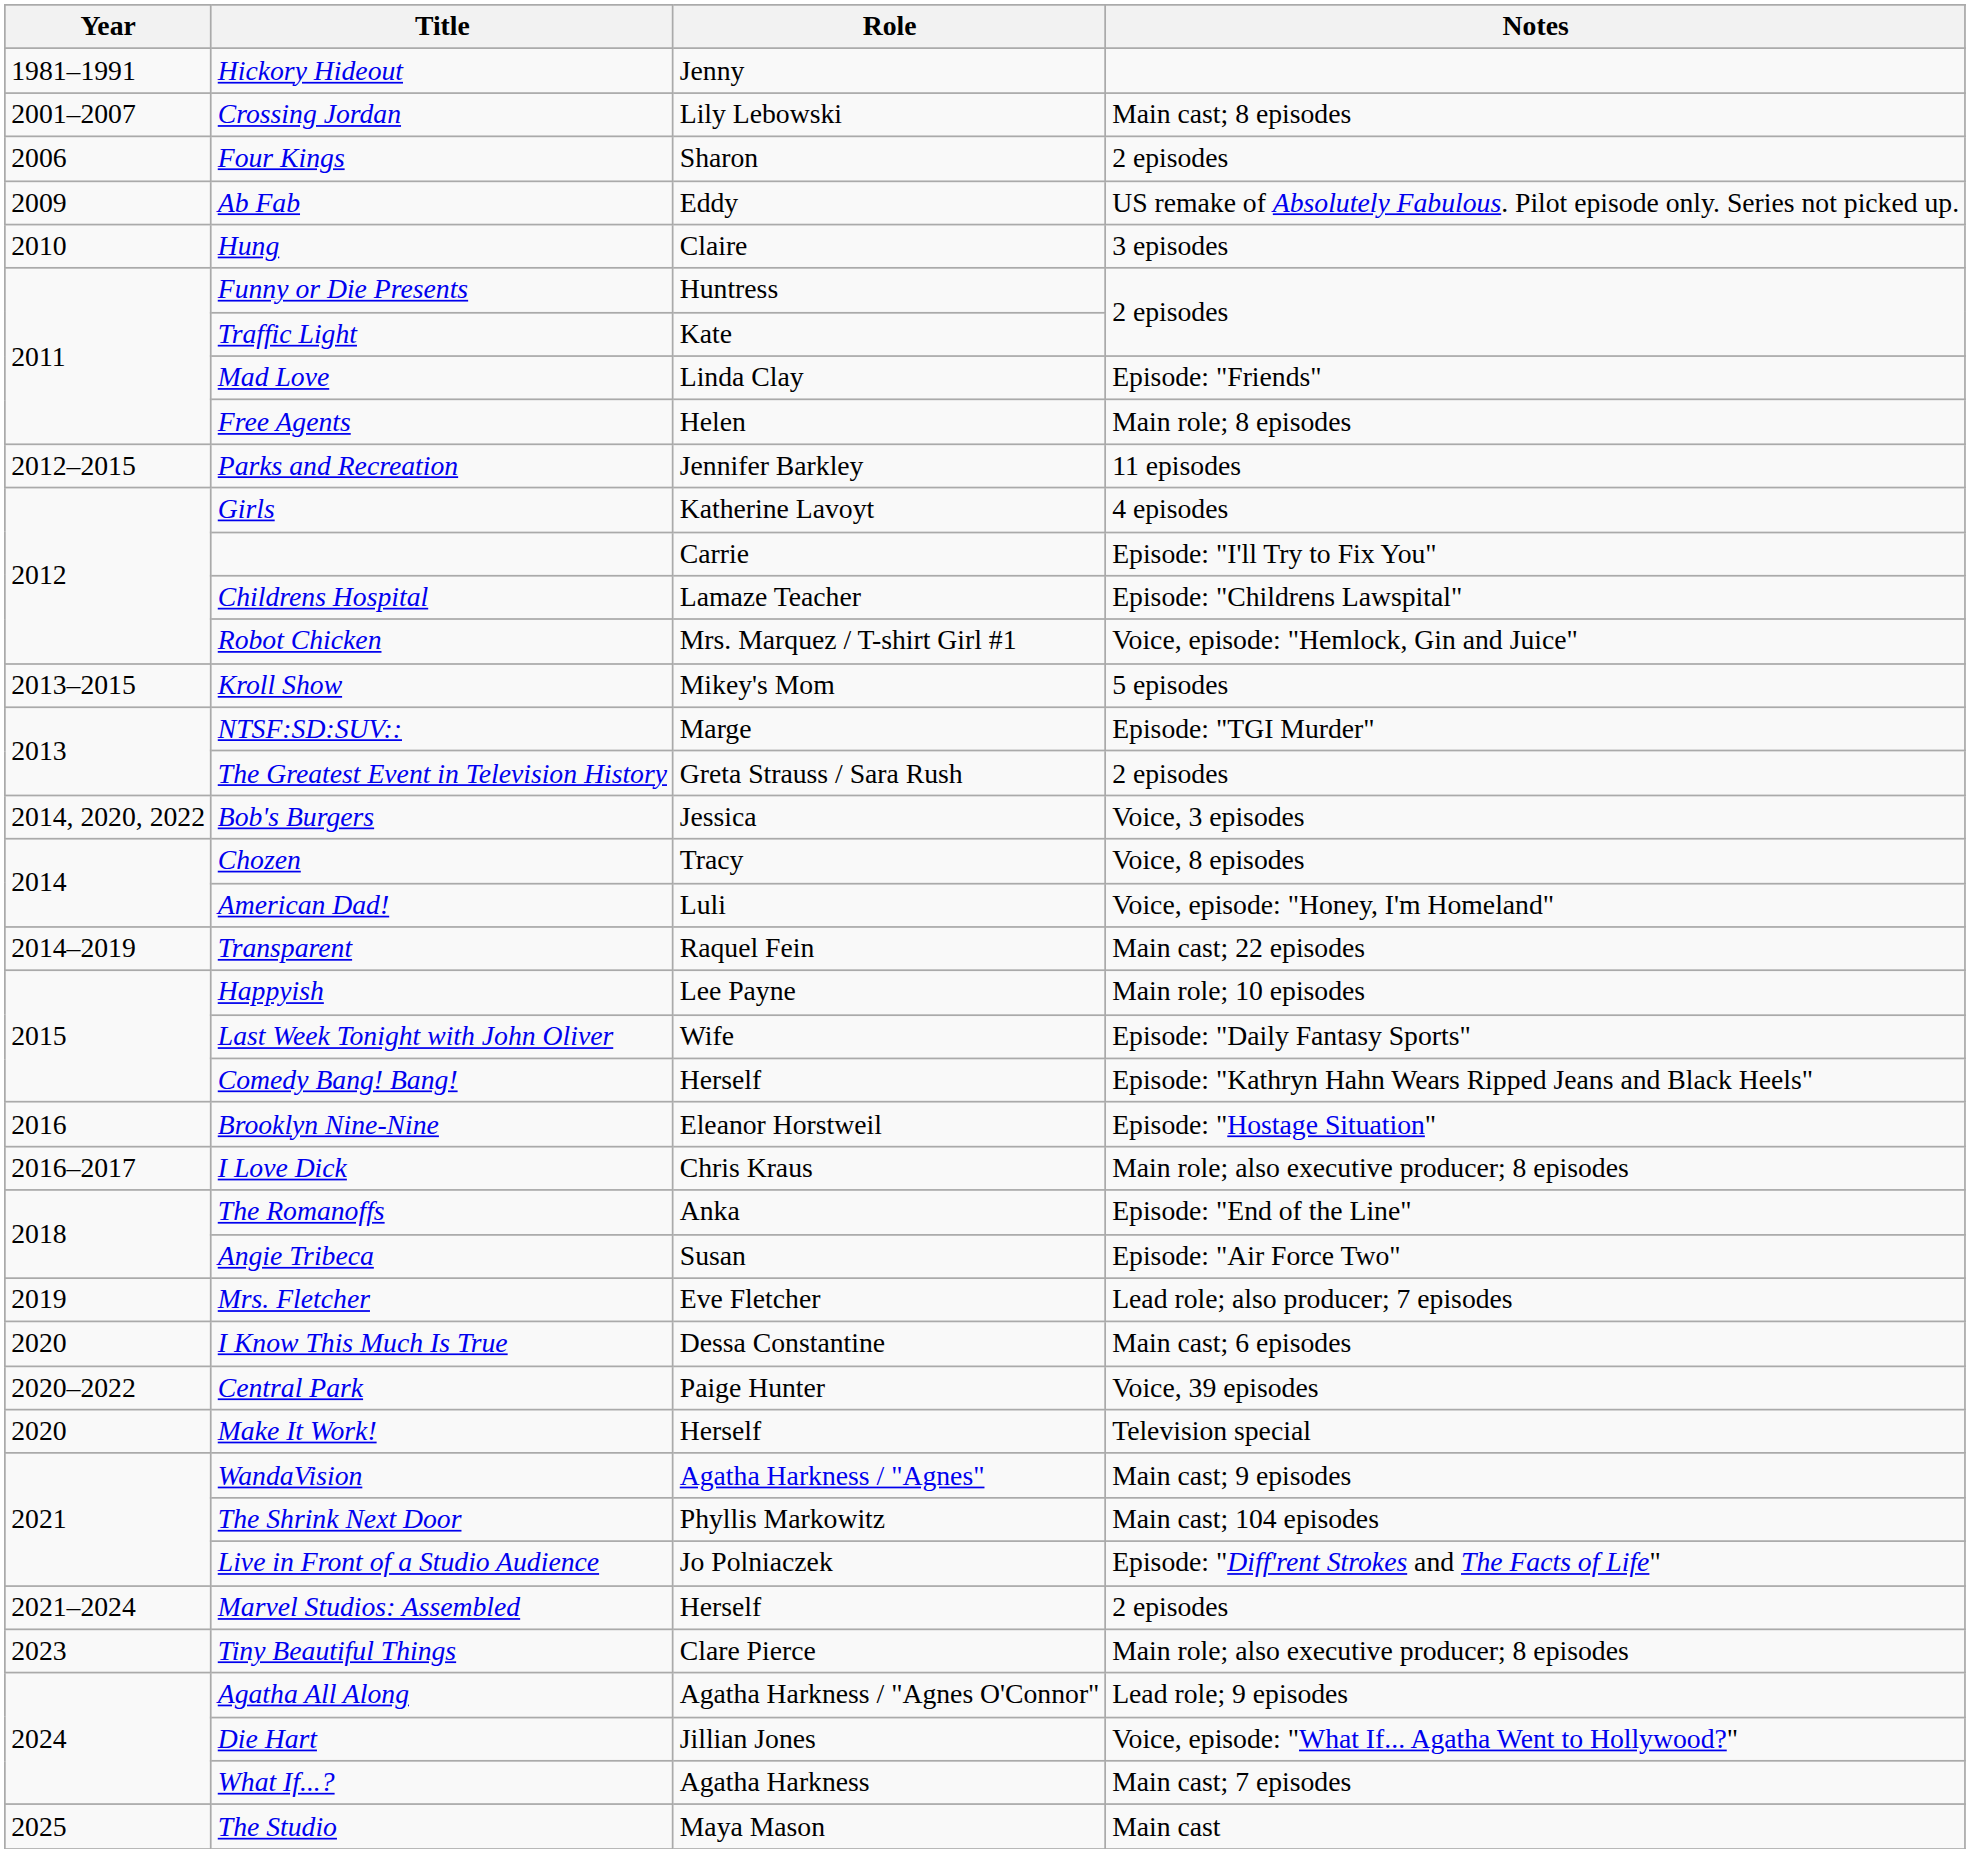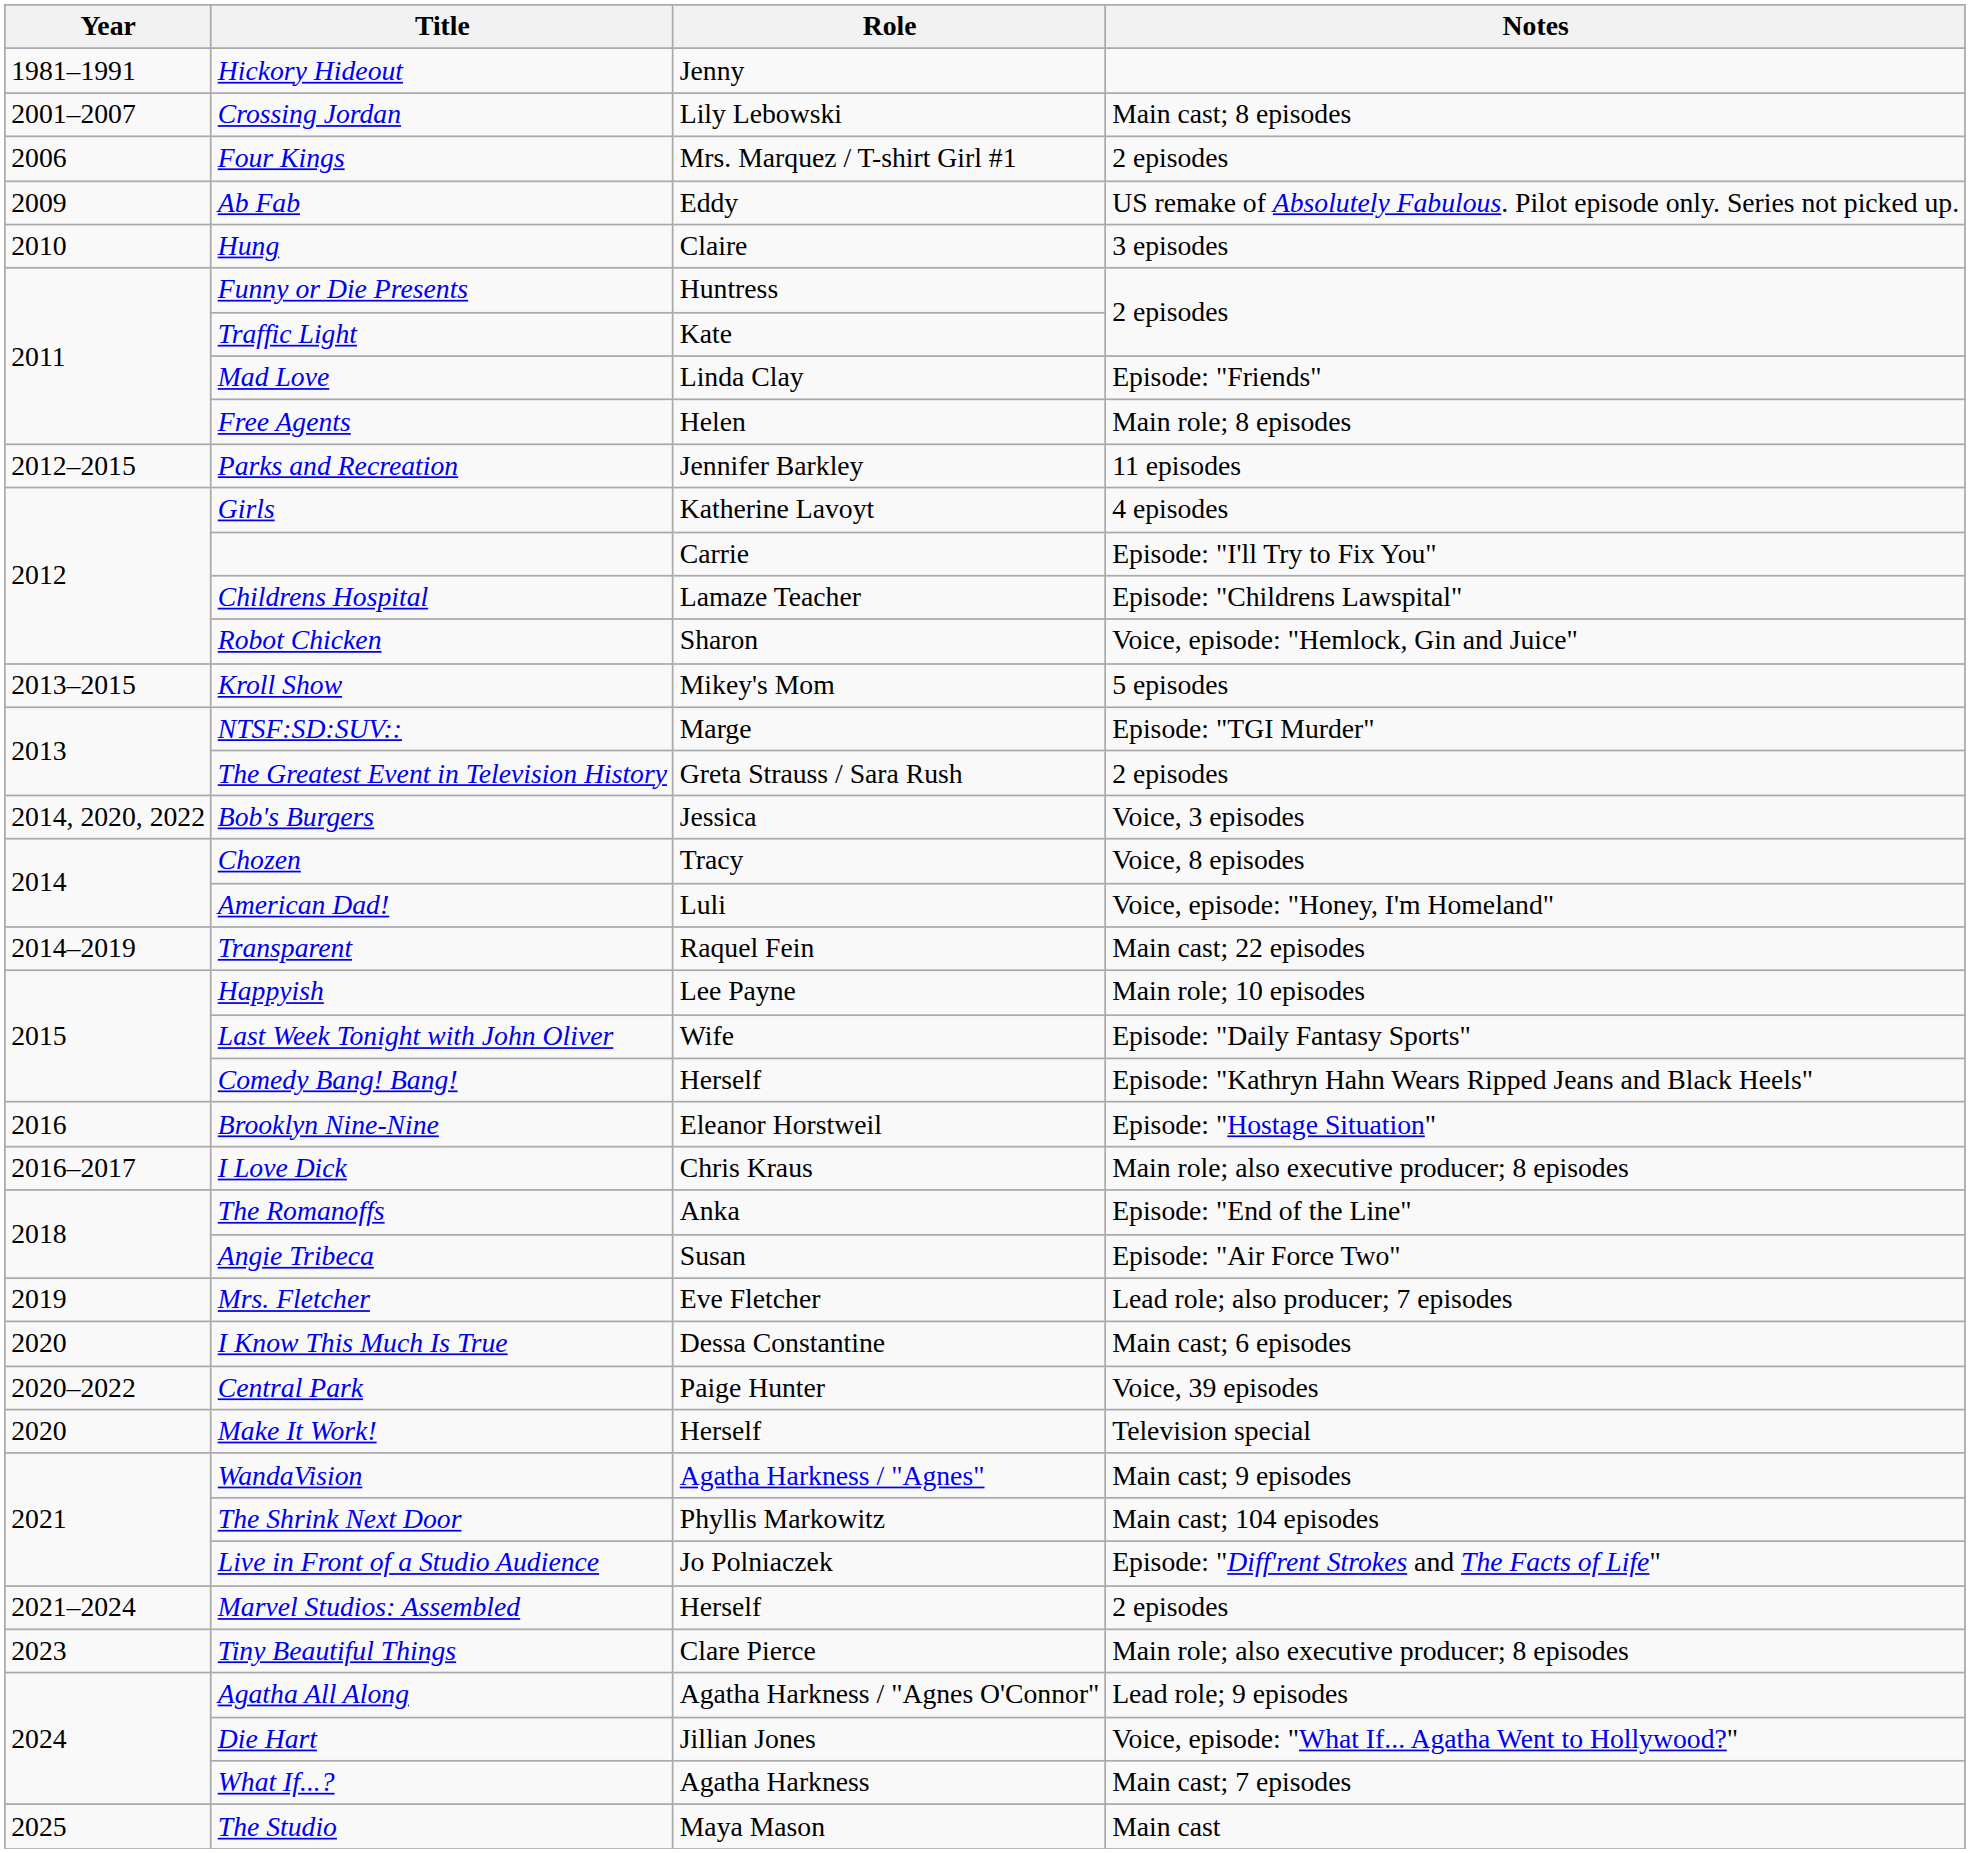(719, 158) Sharon -> (848, 158) Mrs. Marquez / T-shirt Girl #1
(848, 641) Mrs. Marquez / T-shirt Girl #1 -> (719, 641) Sharon
